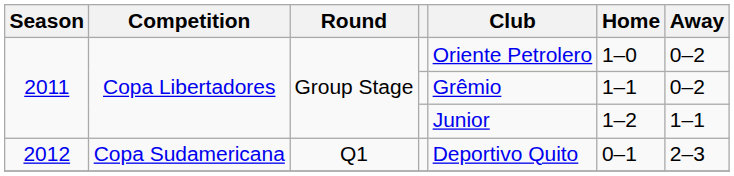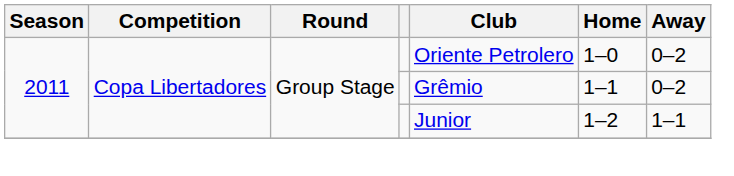- row: (47, 154)
